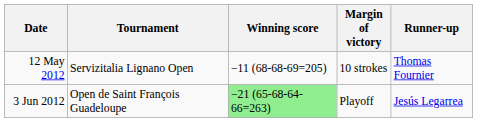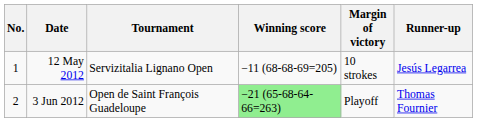+ column: (16, 28)
(414, 68) Thomas Fournier -> (432, 68) Jesús Legarrea
(428, 101) Jesús Legarrea -> (417, 101) Thomas Fournier
